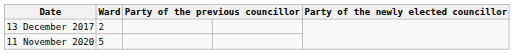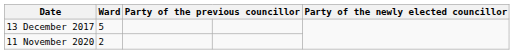(101, 27) 2 -> (101, 27) 5
(101, 41) 5 -> (101, 41) 2
